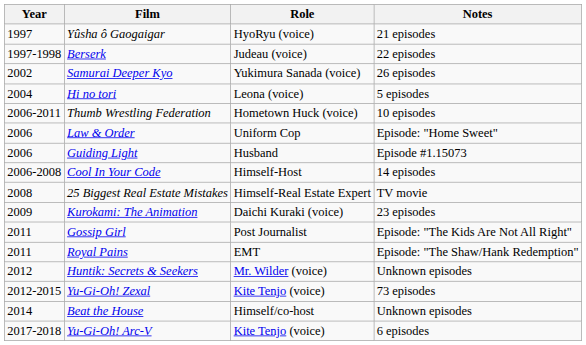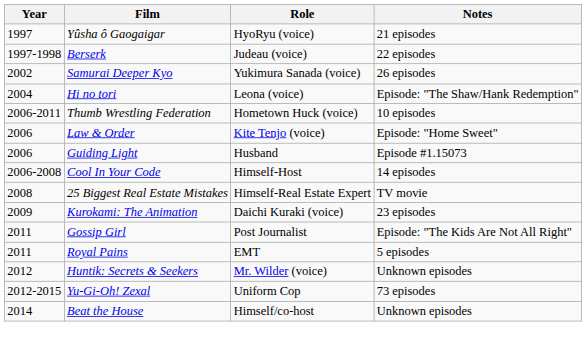(403, 93) 5 episodes -> (478, 93) Episode: "The Shaw/Hank Redemption"
(267, 133) Uniform Cop -> (279, 133) Kite Tenjo (voice)
(478, 251) Episode: "The Shaw/Hank Redemption" -> (403, 251) 5 episodes
(279, 291) Kite Tenjo (voice) -> (267, 291) Uniform Cop
- row: (109, 331)
